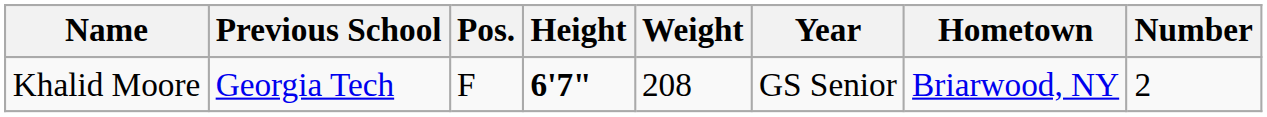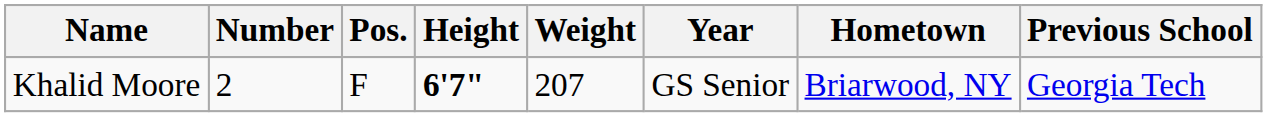columns swapped: (1194, 30) <-> (329, 30)
(667, 83) 208 -> (559, 83) 207
